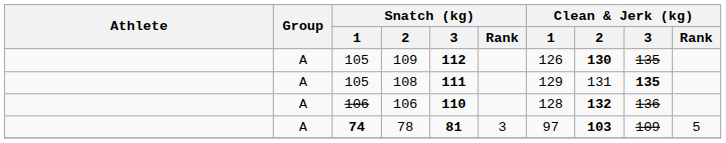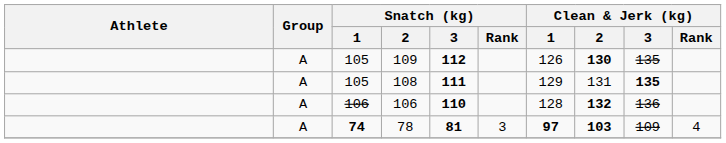(551, 127) normal -> (551, 127) bold
(696, 127) 5 -> (696, 127) 4
